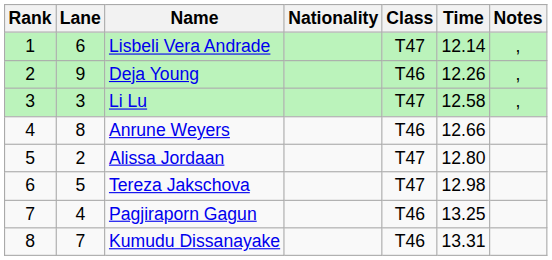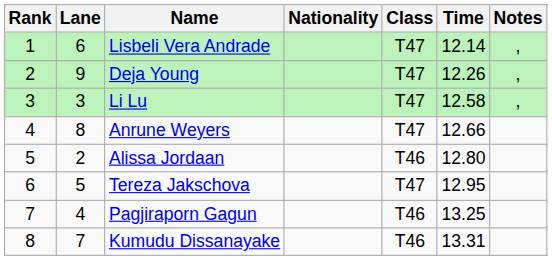(410, 74) T46 -> (410, 74) T47
(410, 130) T46 -> (410, 130) T47
(410, 158) T47 -> (410, 158) T46
(463, 185) 12.98 -> (463, 185) 12.95
